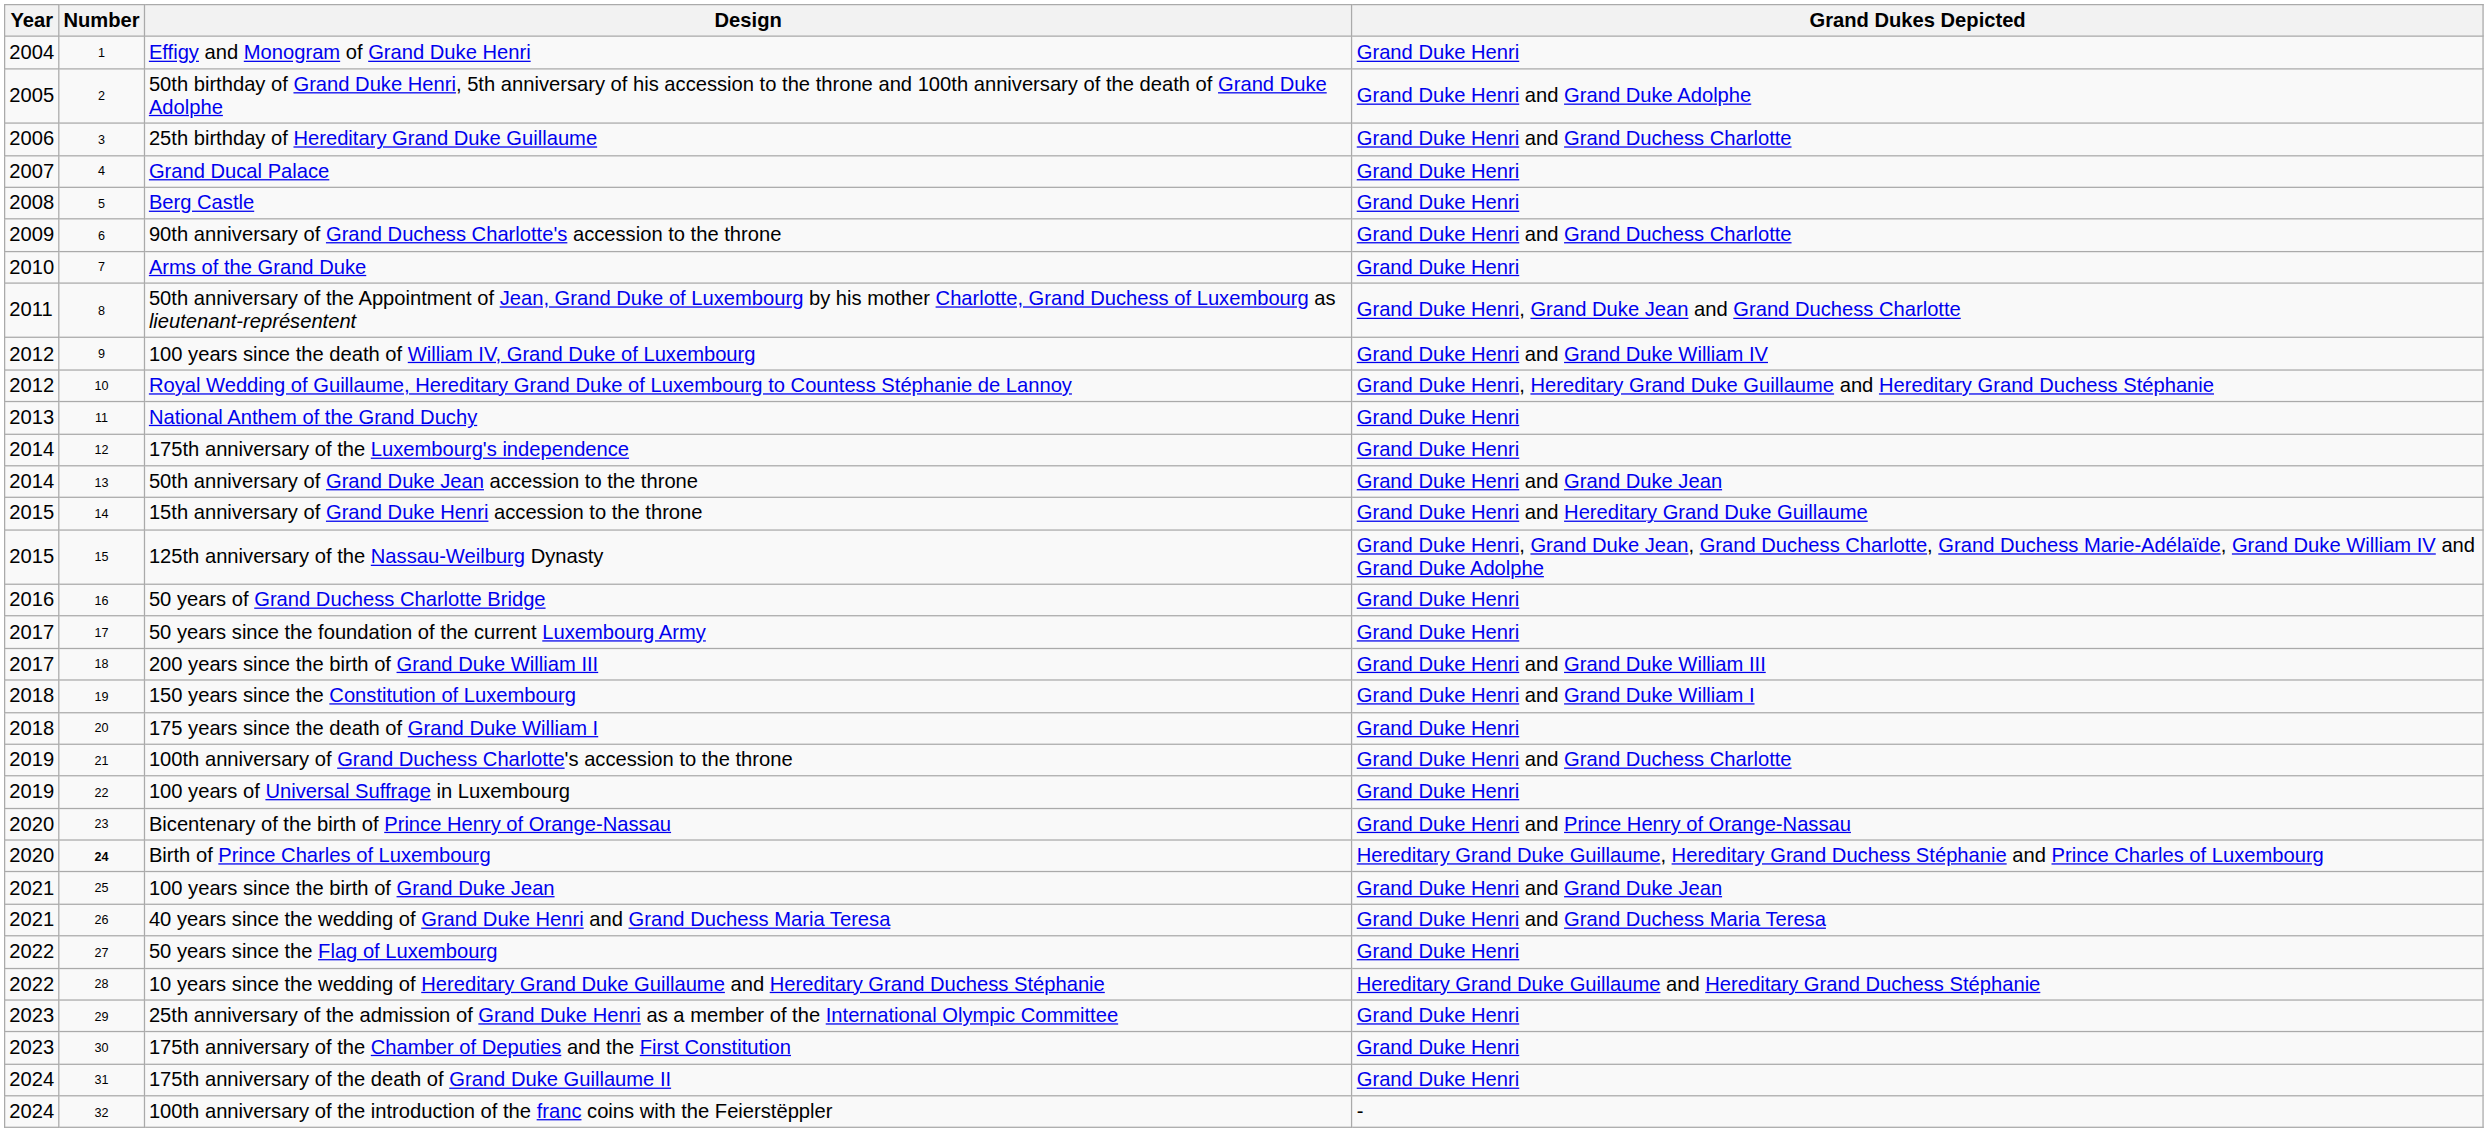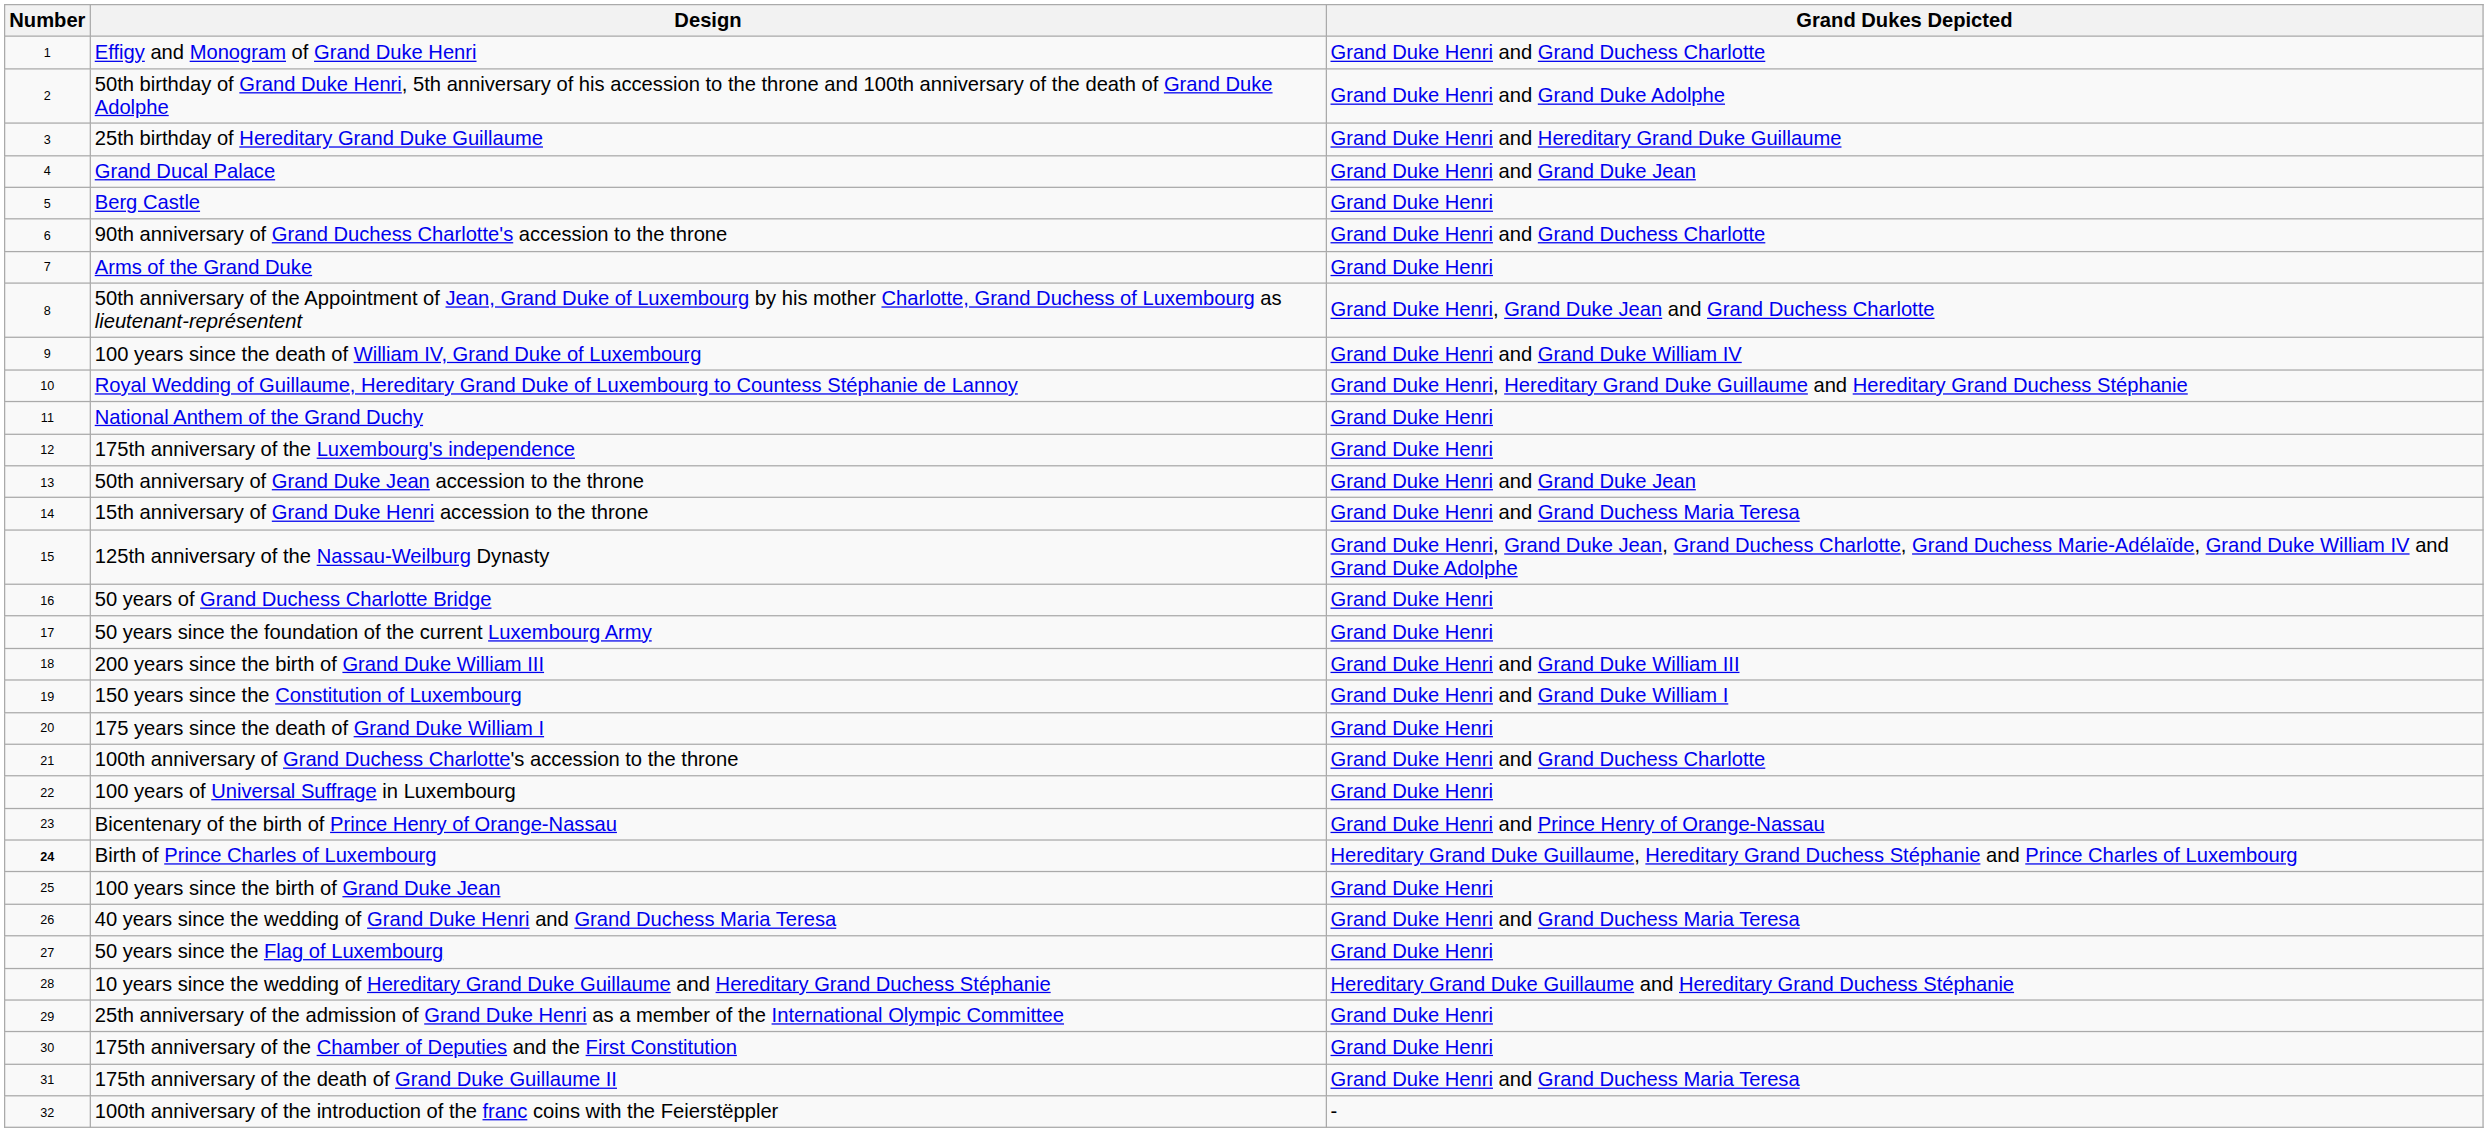- column: (32, 20)
(1438, 52) Grand Duke Henri -> (1548, 52) Grand Duke Henri and Grand Duchess Charlotte
(1574, 139) Grand Duke Henri and Grand Duchess Charlotte -> (1586, 139) Grand Duke Henri and Hereditary Grand Duke Guillaume
(1438, 171) Grand Duke Henri -> (1513, 171) Grand Duke Henri and Grand Duke Jean
(1612, 513) Grand Duke Henri and Hereditary Grand Duke Guillaume -> (1565, 513) Grand Duke Henri and Grand Duchess Maria Teresa
(1539, 887) Grand Duke Henri and Grand Duke Jean -> (1412, 887) Grand Duke Henri
(1438, 1079) Grand Duke Henri -> (1565, 1079) Grand Duke Henri and Grand Duchess Maria Teresa
